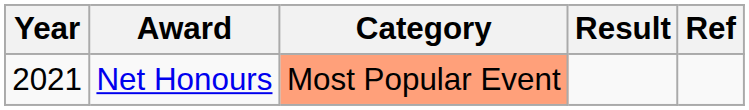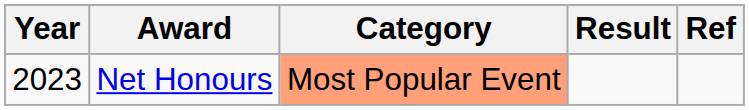(47, 79) 2021 -> (47, 79) 2023
